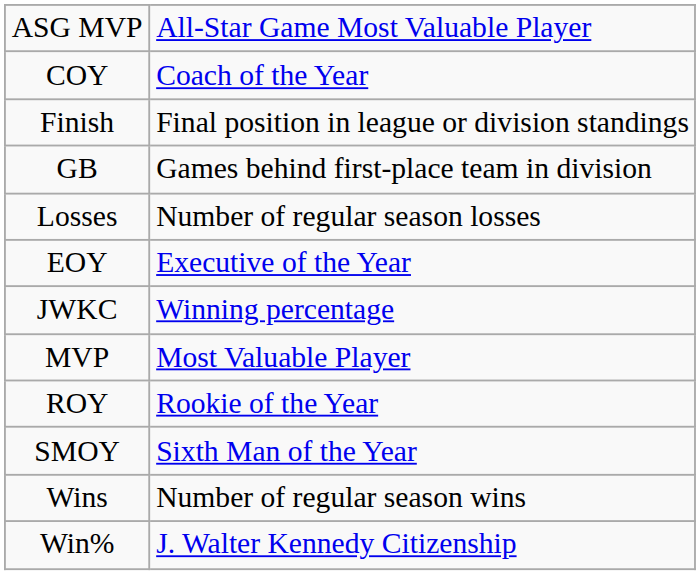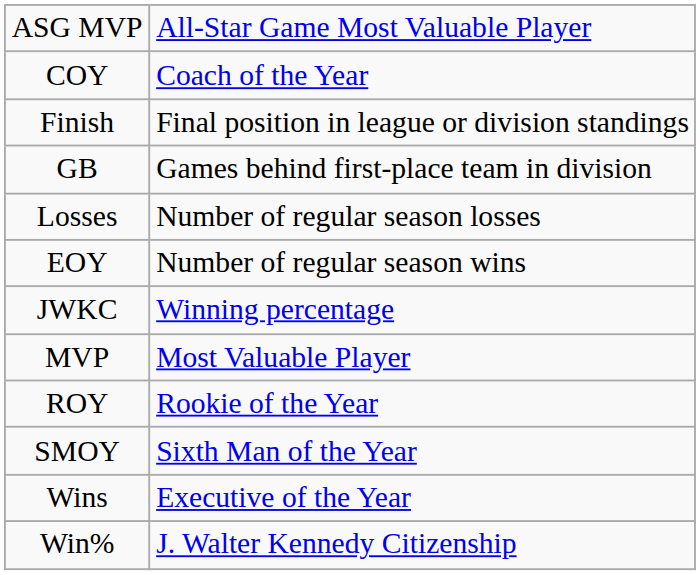(284, 262) Executive of the Year -> (341, 262) Number of regular season wins
(341, 497) Number of regular season wins -> (284, 497) Executive of the Year
